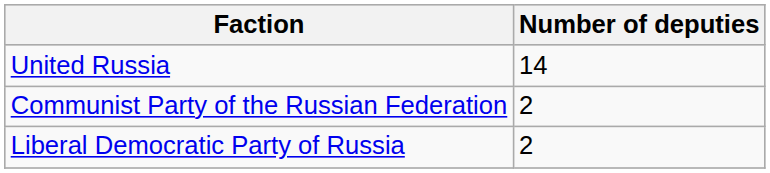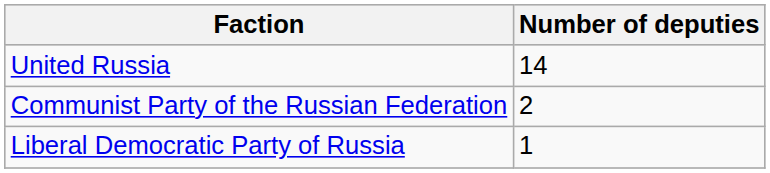(526, 146) 2 -> (526, 146) 1
